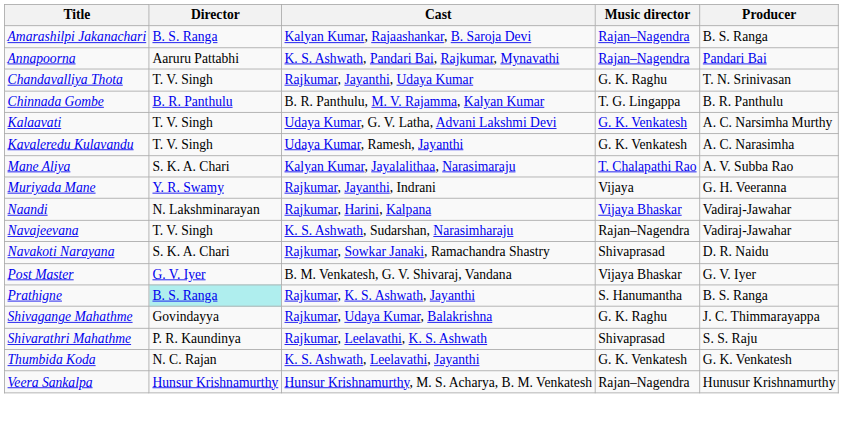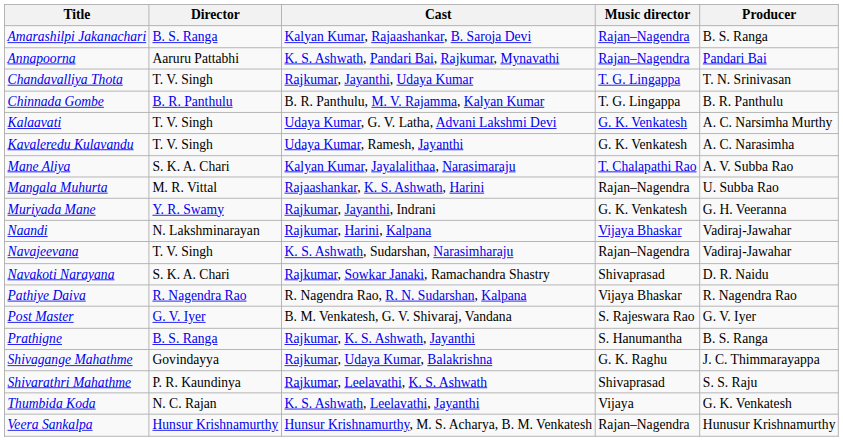(633, 79) G. K. Raghu -> (639, 79) T. G. Lingappa
+ row: (58, 187)
(616, 187) Vijaya -> (643, 209) G. K. Venkatesh
+ row: (47, 295)
(640, 274) Vijaya Bhaskar -> (646, 317) S. Rajeswara Rao
(185, 295) paleturquoise background -> (185, 338) no background
(643, 360) G. K. Venkatesh -> (616, 403) Vijaya
